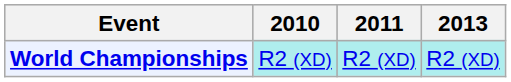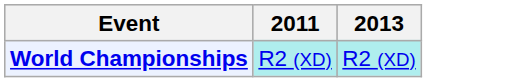- column: (295, 23)
